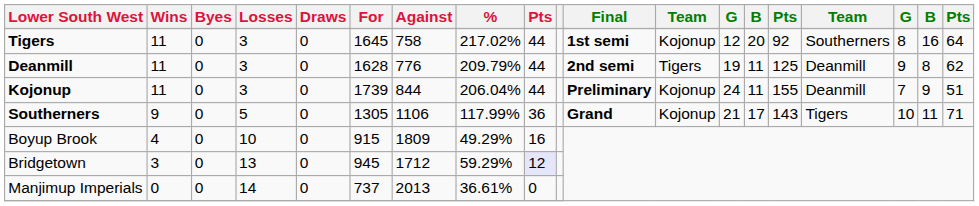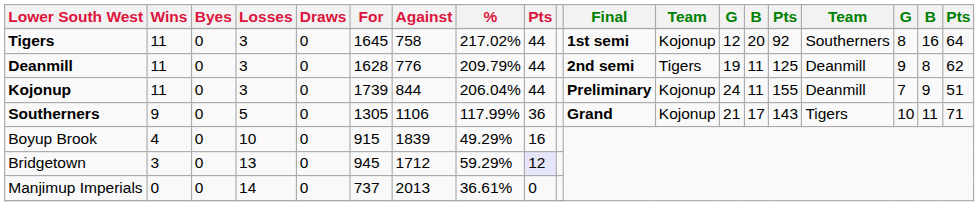(413, 139) 1809 -> (413, 139) 1839
